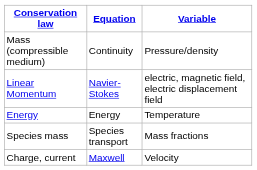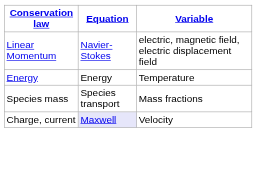- row: (37, 50)
(107, 157) no background -> (98, 119) lavender background
